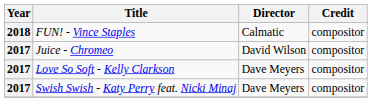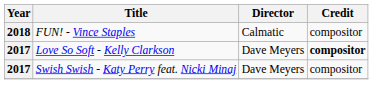- row: (75, 50)
(338, 69) normal -> (338, 50) bold
